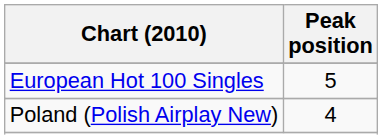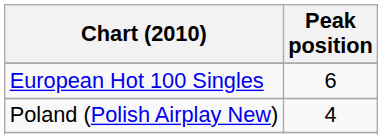(331, 80) 5 -> (331, 80) 6
